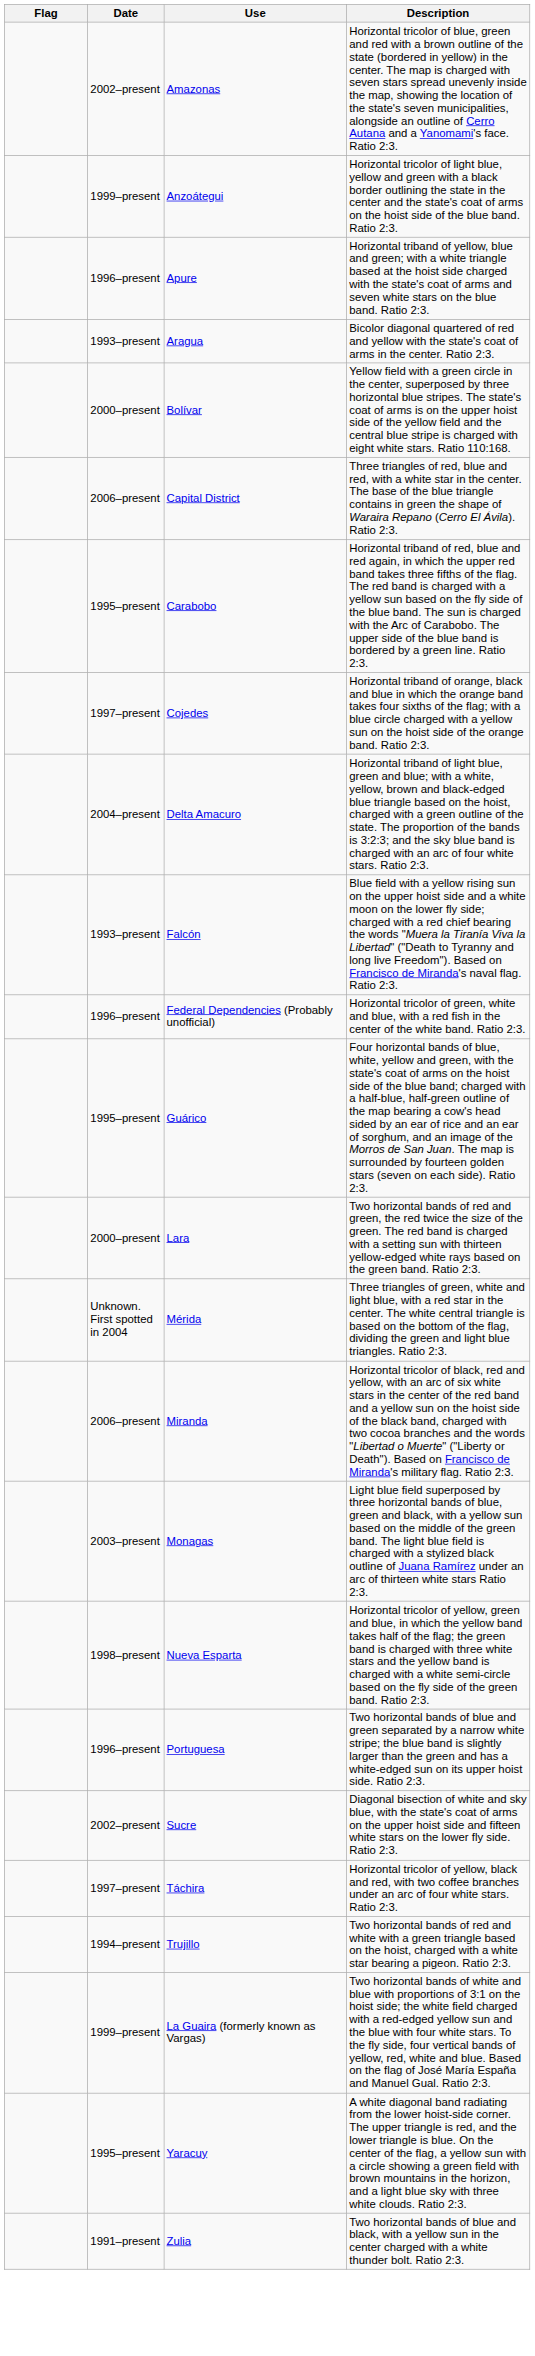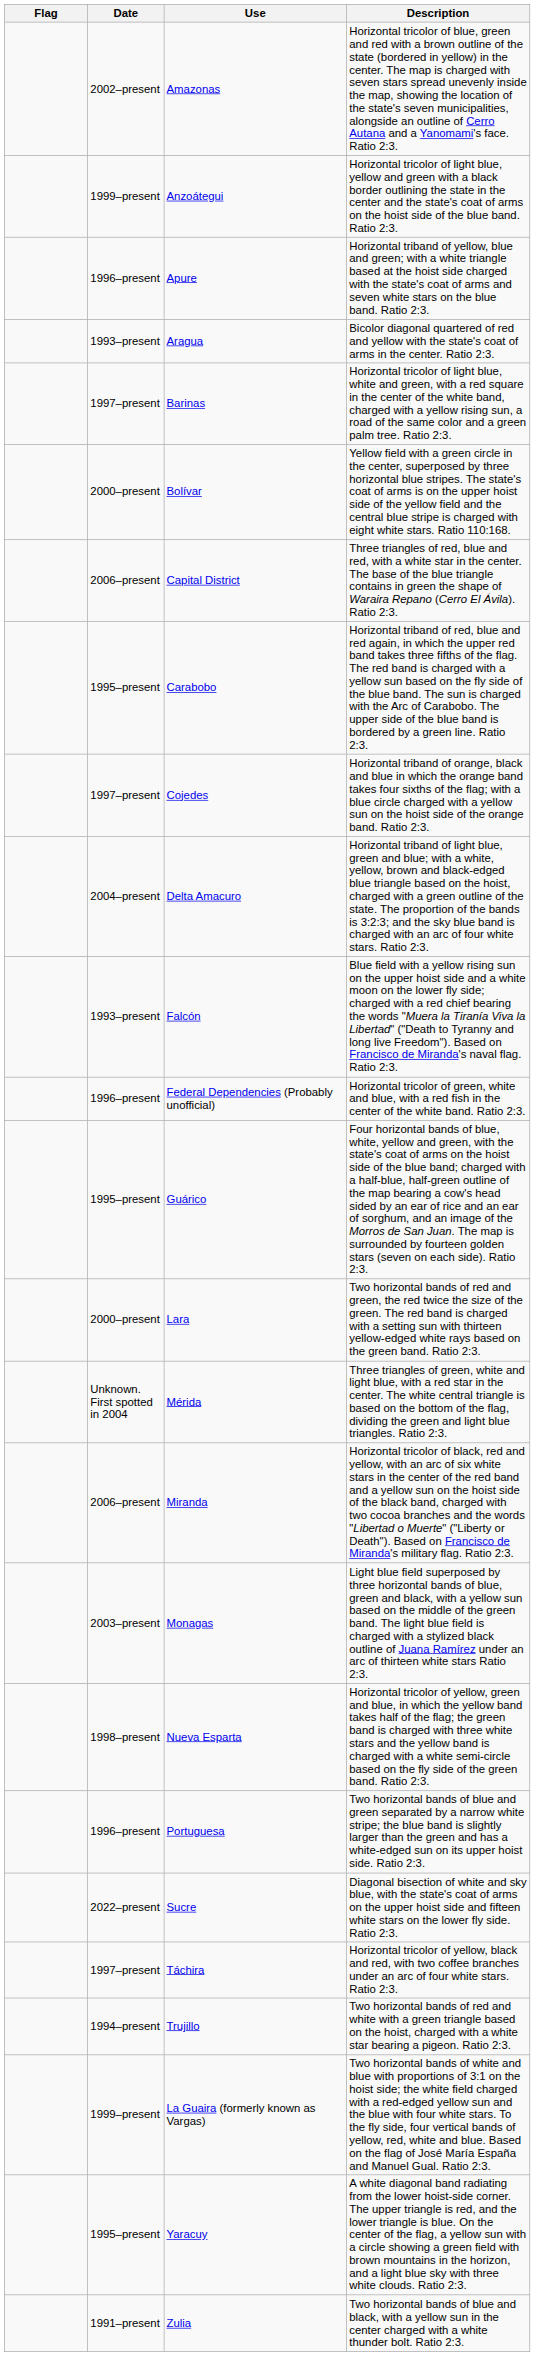+ row: (186, 403)
(125, 1825) 2002–present -> (125, 1907) 2022–present
